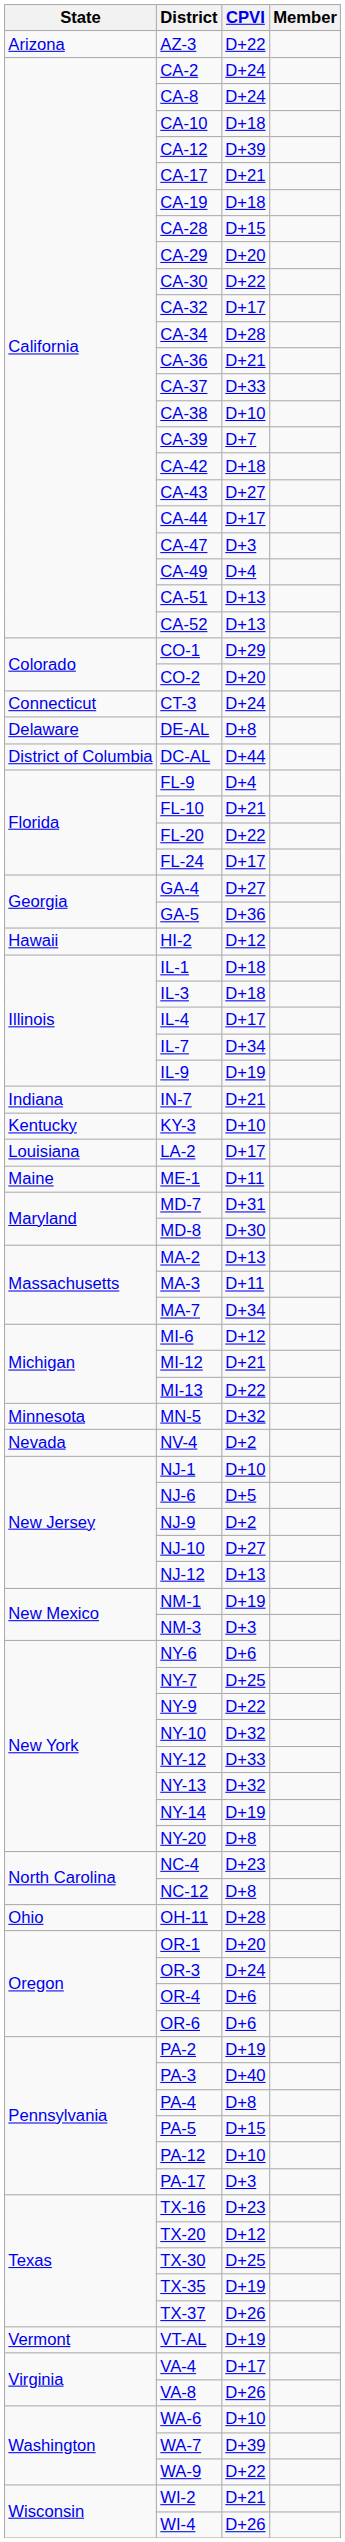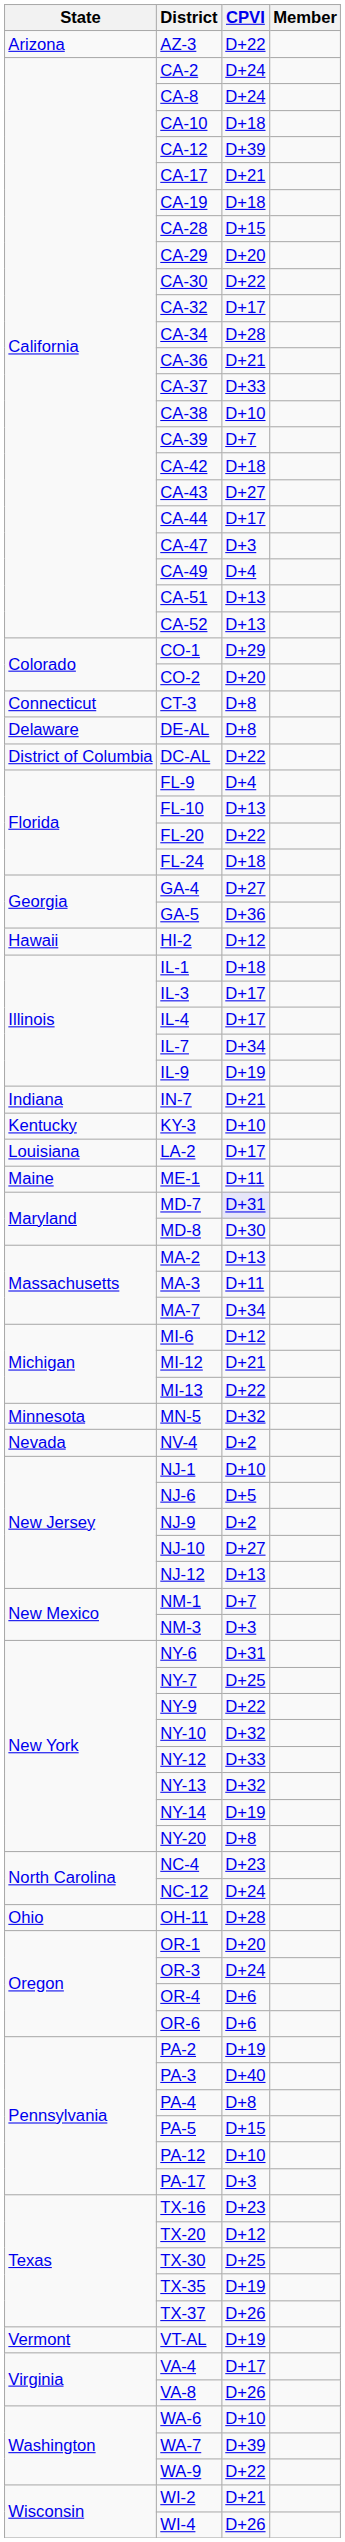(245, 703) D+24 -> (241, 703) D+8
(245, 756) D+44 -> (245, 756) D+22
(245, 809) D+21 -> (245, 809) D+13
(245, 862) D+17 -> (245, 862) D+18
(245, 994) D+18 -> (245, 994) D+17
(245, 1205) no background -> (245, 1205) lavender background
(245, 1601) D+19 -> (241, 1601) D+7
(241, 1653) D+6 -> (245, 1653) D+31
(241, 1891) D+8 -> (245, 1891) D+24
